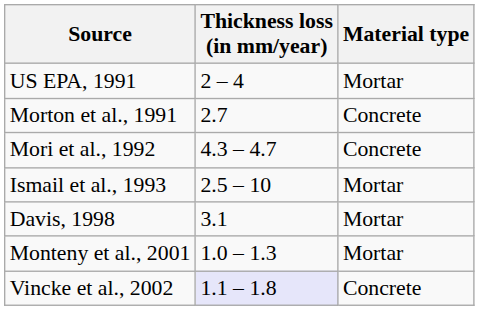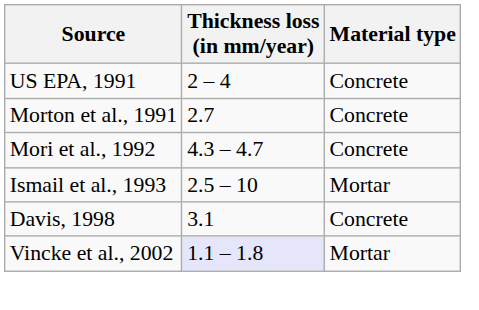(373, 80) Mortar -> (369, 80) Concrete
(373, 218) Mortar -> (369, 218) Concrete
- row: (100, 253)
(382, 287) Concrete -> (360, 253) Mortar
